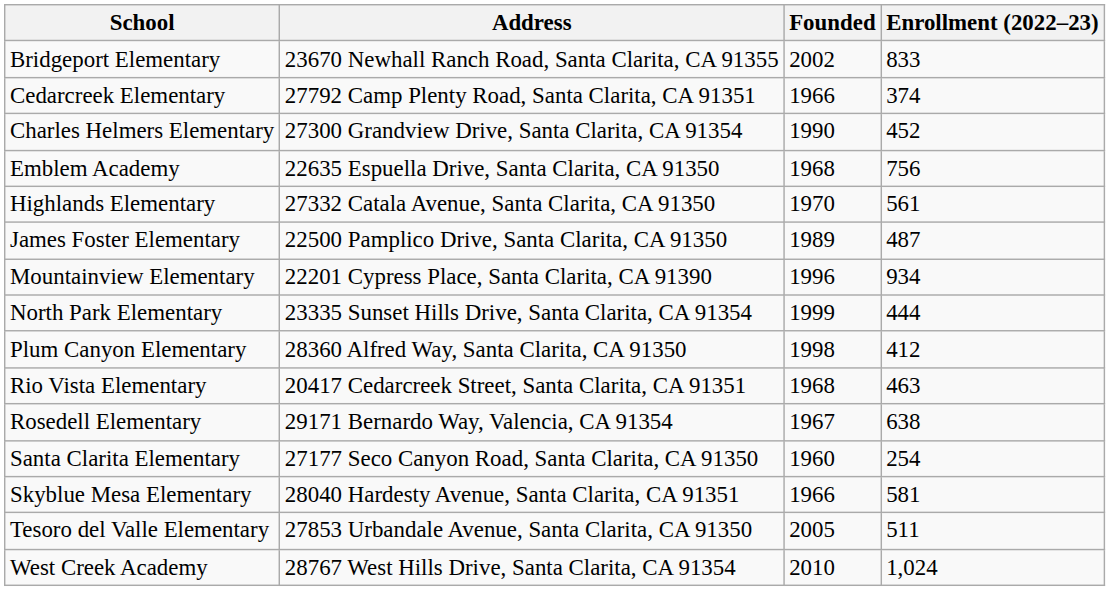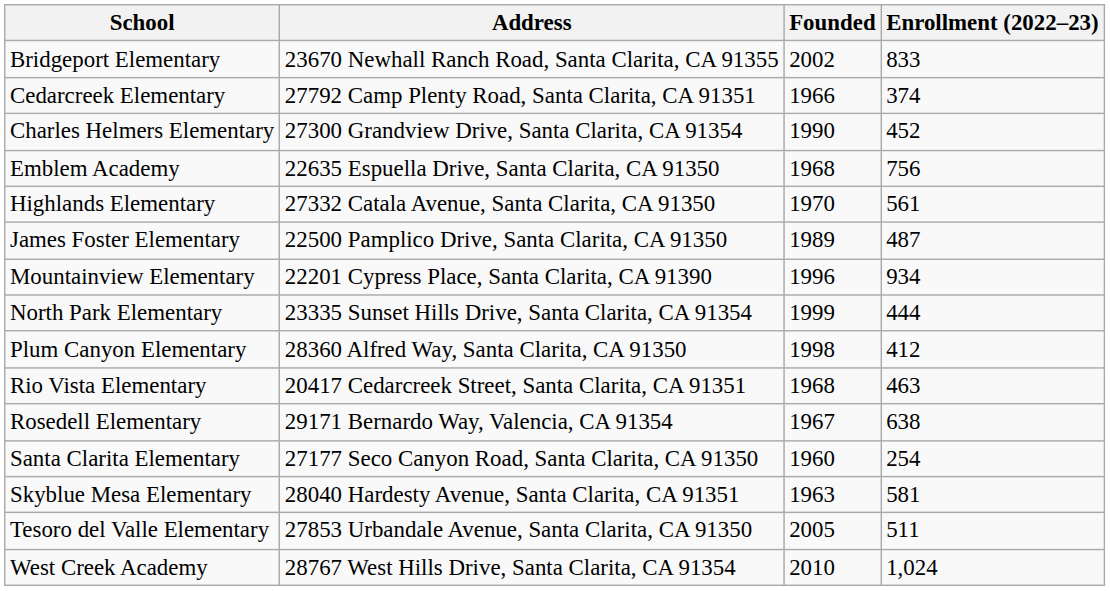(812, 494) 1966 -> (812, 494) 1963
